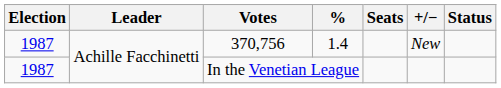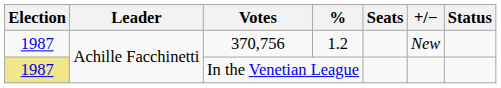(338, 43) 1.4 -> (338, 43) 1.2
(37, 69) no background -> (37, 69) khaki background
